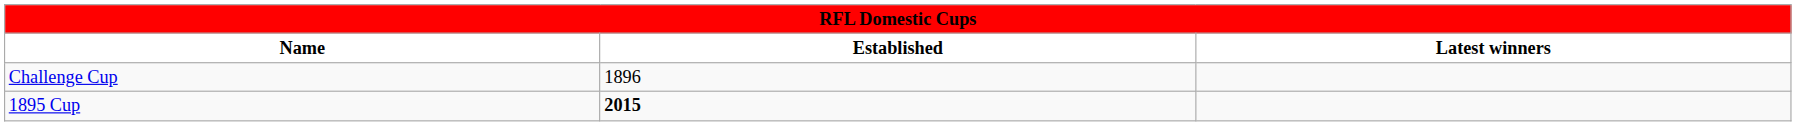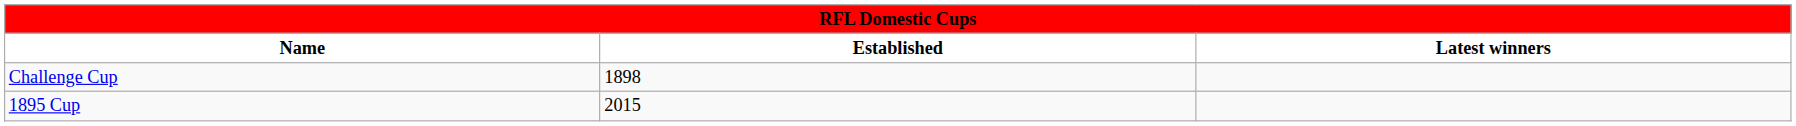(623, 76) 1896 -> (623, 76) 1898
(623, 105) bold -> (623, 105) normal
